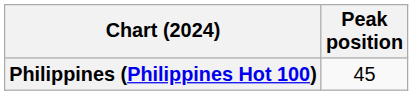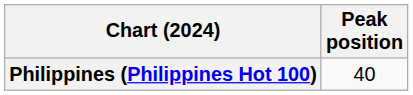(364, 74) 45 -> (364, 74) 40
